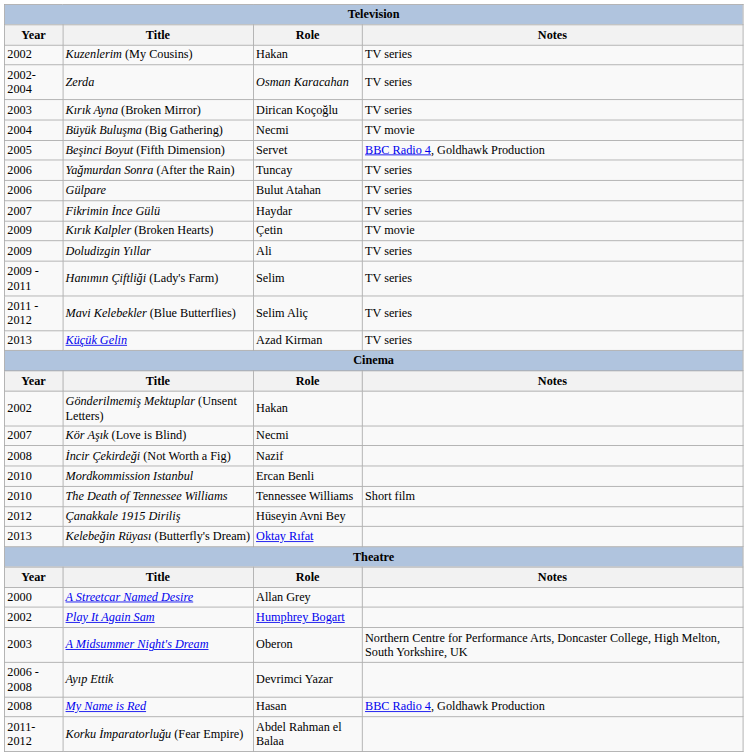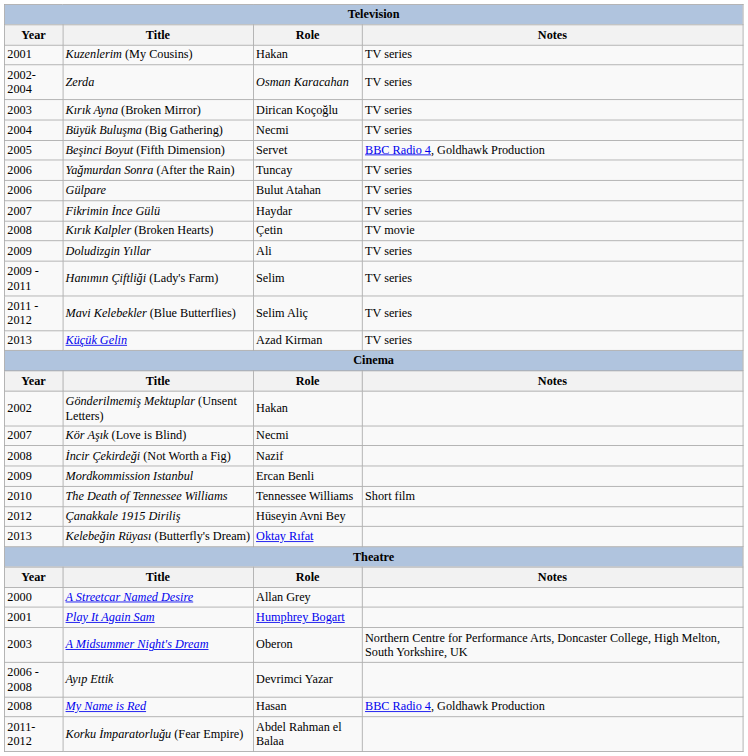(20, 55) 2002 -> (20, 55) 2001
(390, 130) TV movie -> (389, 130) TV series
(20, 231) 2009 -> (20, 231) 2008
(20, 476) 2010 -> (20, 476) 2009
(20, 617) 2002 -> (20, 617) 2001
